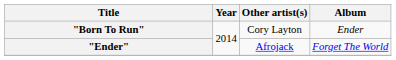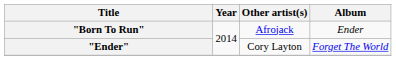(275, 30) Cory Layton -> (275, 30) Afrojack
(275, 47) Afrojack -> (275, 47) Cory Layton
